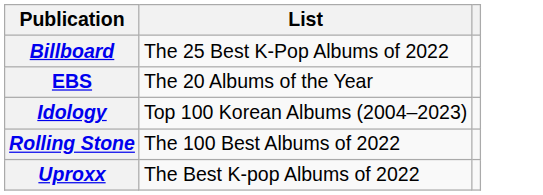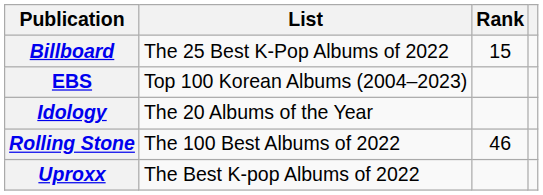+ column: (500, 19)
(258, 81) The 20 Albums of the Year -> (306, 81) Top 100 Korean Albums (2004–2023)
(306, 112) Top 100 Korean Albums (2004–2023) -> (258, 112) The 20 Albums of the Year
